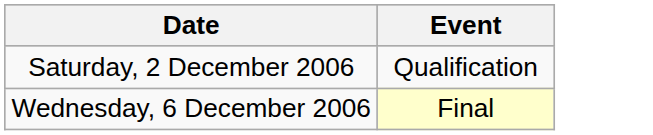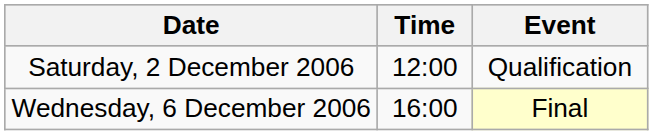+ column: (425, 25)
